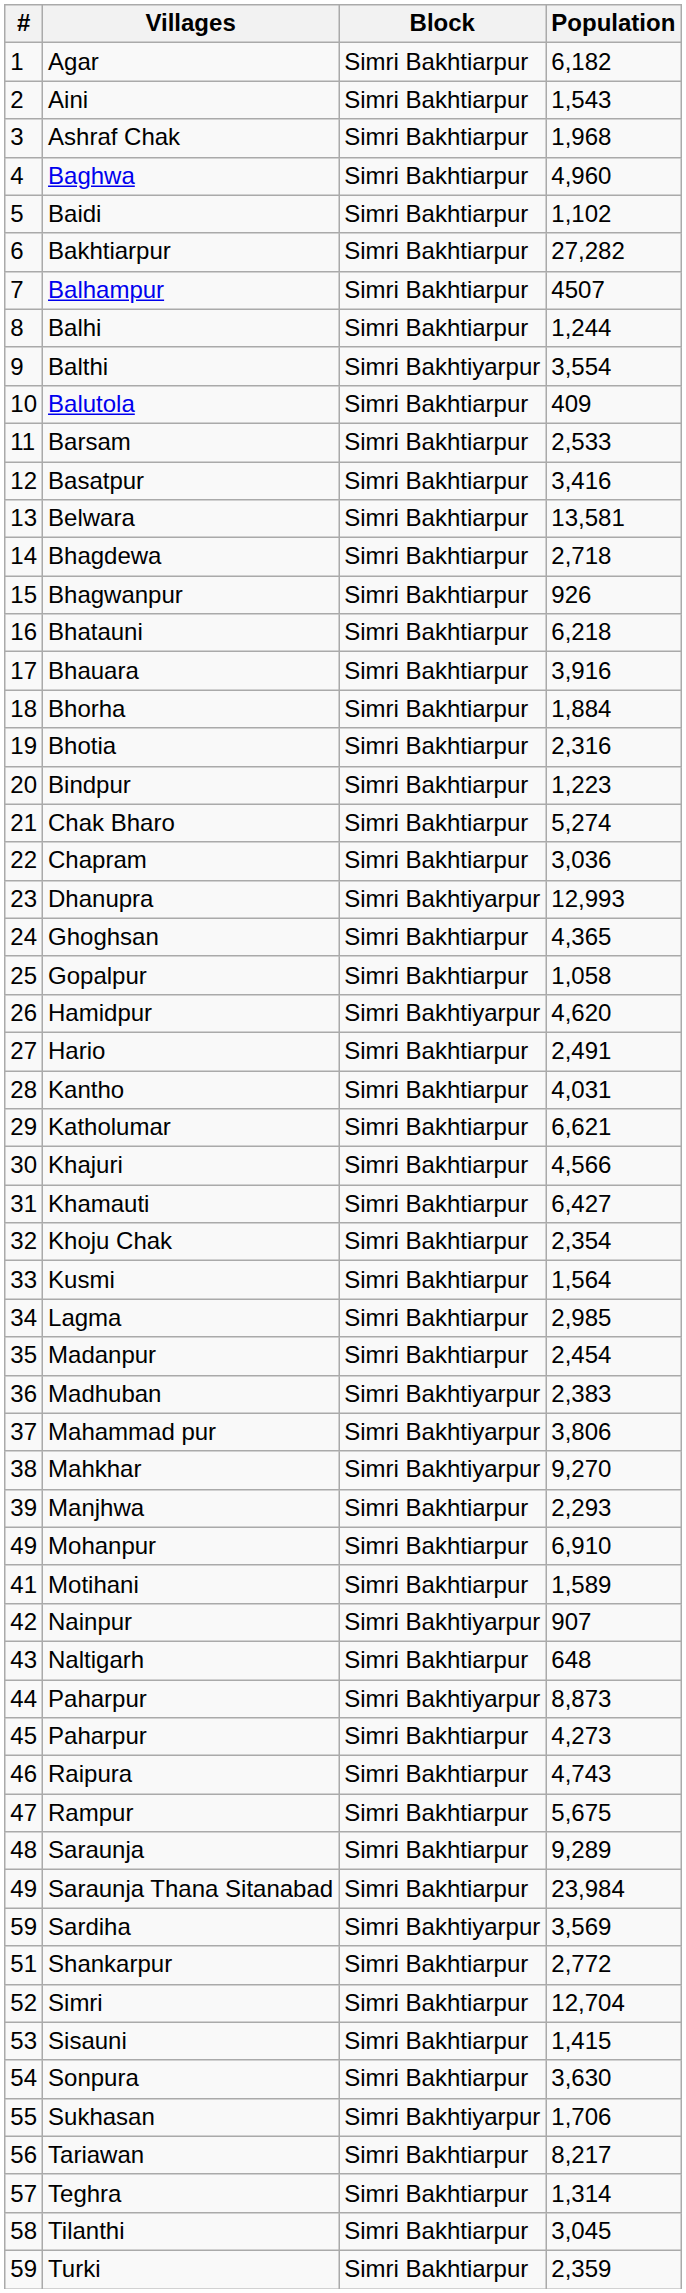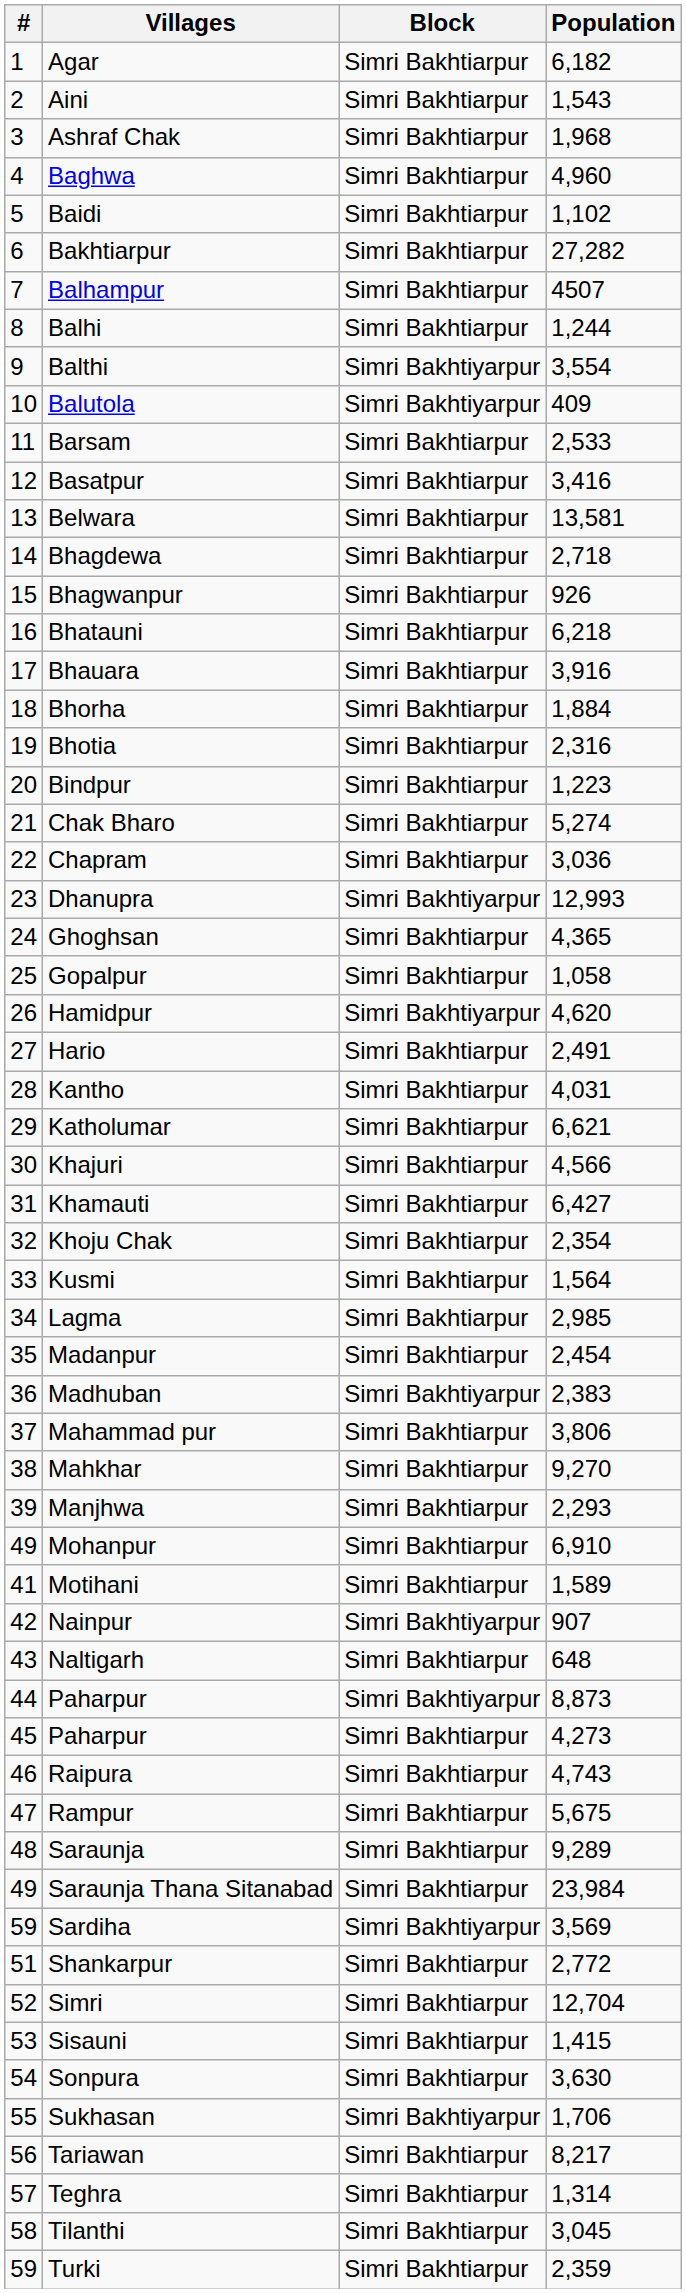(436, 404) Simri Bakhtiarpur -> (442, 404) Simri Bakhtiyarpur
(442, 1431) Simri Bakhtiyarpur -> (436, 1431) Simri Bakhtiarpur
(442, 1469) Simri Bakhtiyarpur -> (436, 1469) Simri Bakhtiarpur
